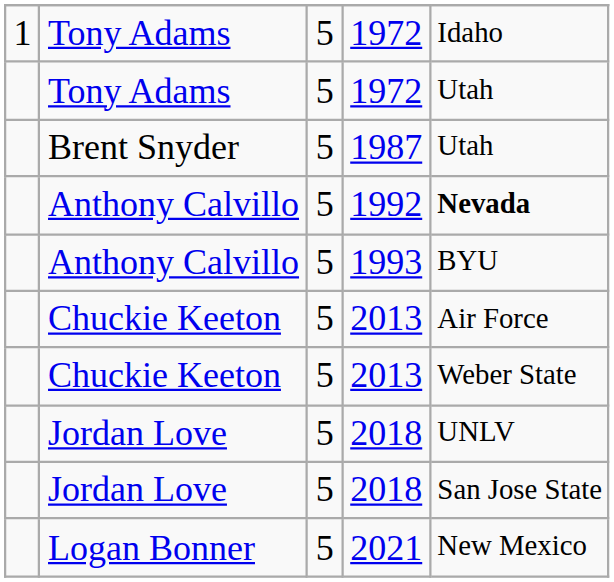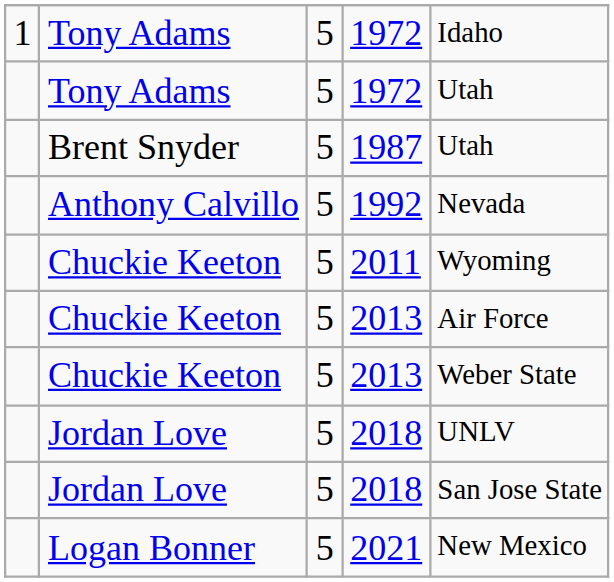(484, 204) bold -> (481, 204) normal
- row: (22, 262)
+ row: (22, 262)
